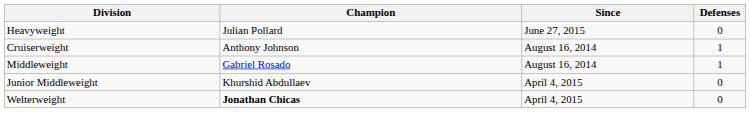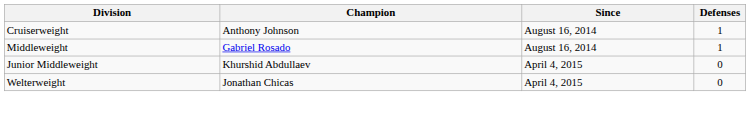- row: (36, 30)
(261, 99) bold -> (258, 82) normal
